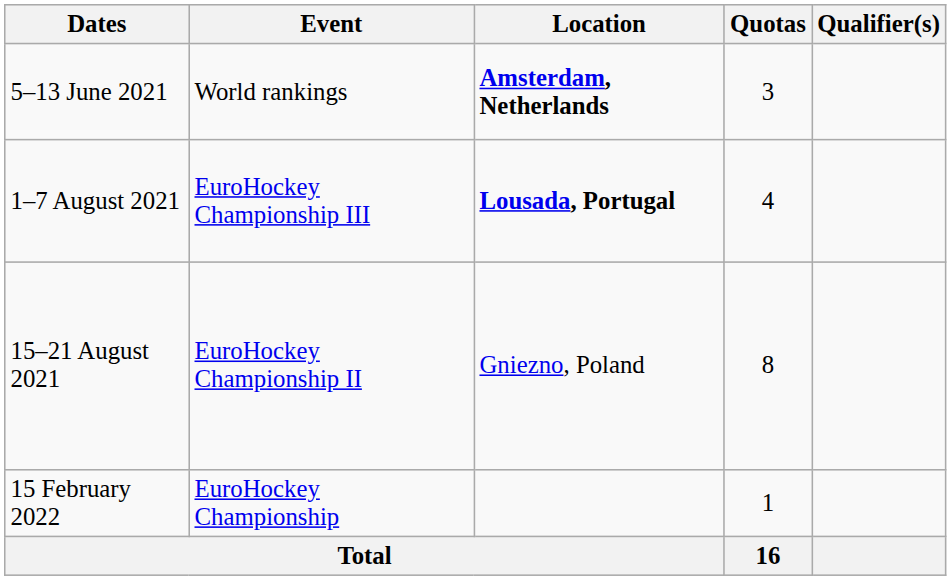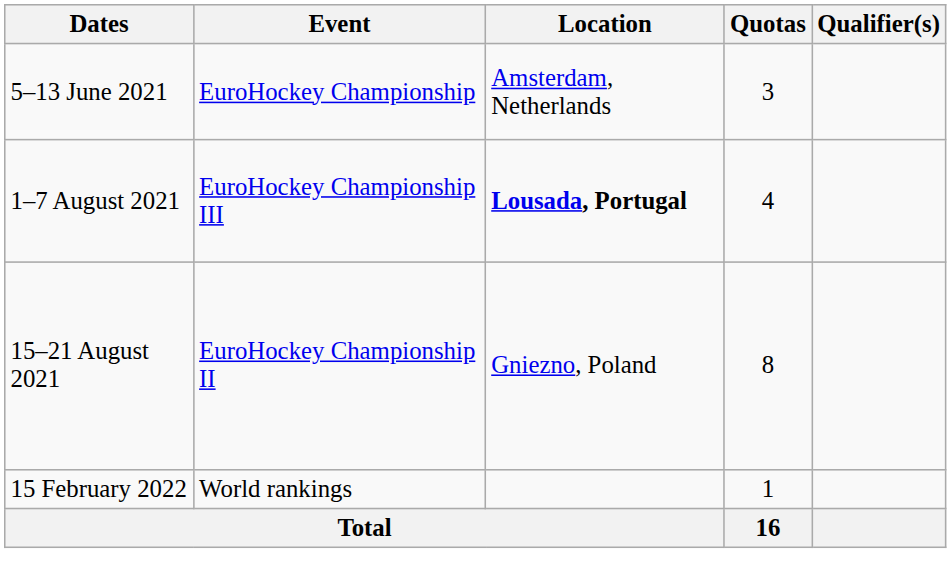(271, 91) World rankings -> (337, 91) EuroHockey Championship
(545, 91) bold -> (552, 91) normal
(267, 502) EuroHockey Championship -> (276, 488) World rankings
